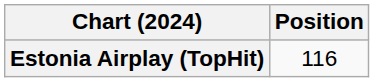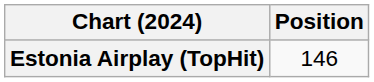(319, 58) 116 -> (319, 58) 146
